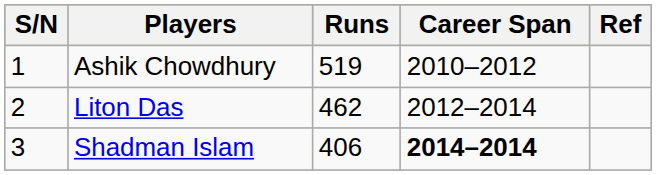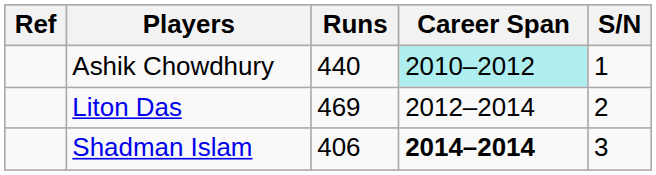columns swapped: (36, 25) <-> (620, 25)
(340, 66) 519 -> (339, 66) 440
(472, 66) no background -> (470, 66) paleturquoise background
(340, 107) 462 -> (339, 107) 469
